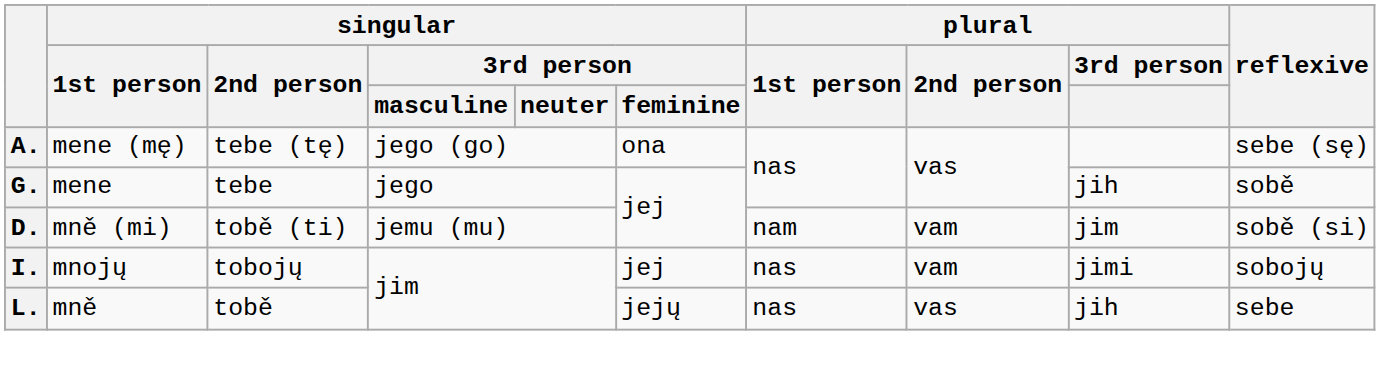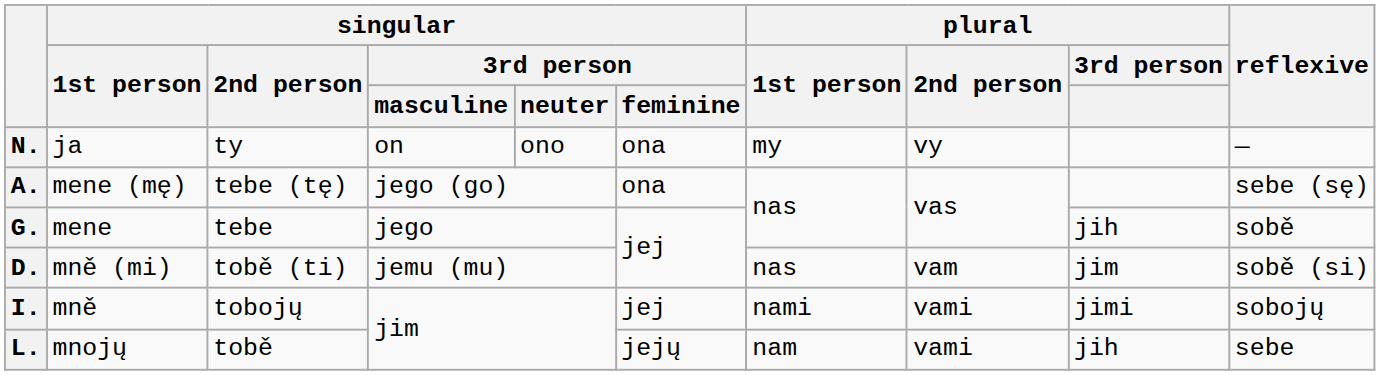+ row: (26, 147)
(775, 228) nam -> (775, 268) nas
(90, 268) mnojų -> (75, 308) mně
(775, 268) nas -> (782, 308) nami
(936, 268) vam -> (943, 308) vami
(75, 308) mně -> (90, 349) mnojų
(775, 308) nas -> (775, 349) nam
(936, 308) vas -> (943, 349) vami
